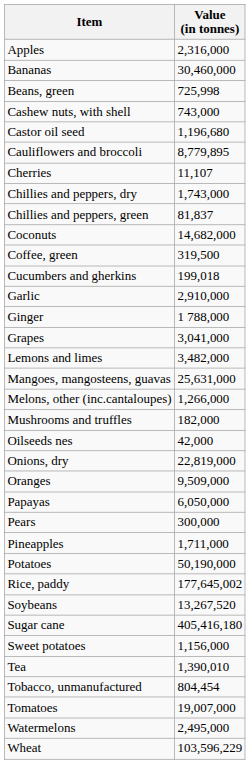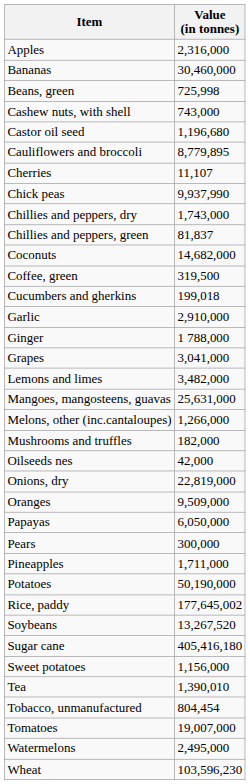+ row: (36, 193)
(210, 748) 103,596,229 -> (210, 769) 103,596,230
